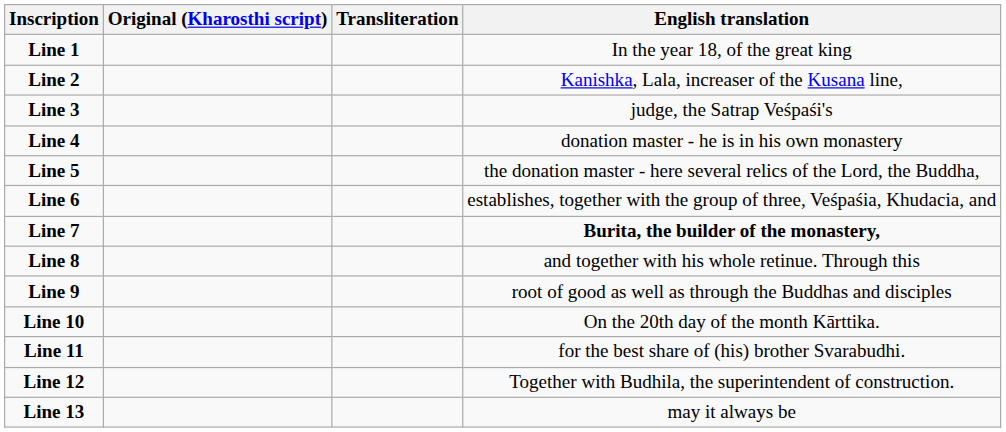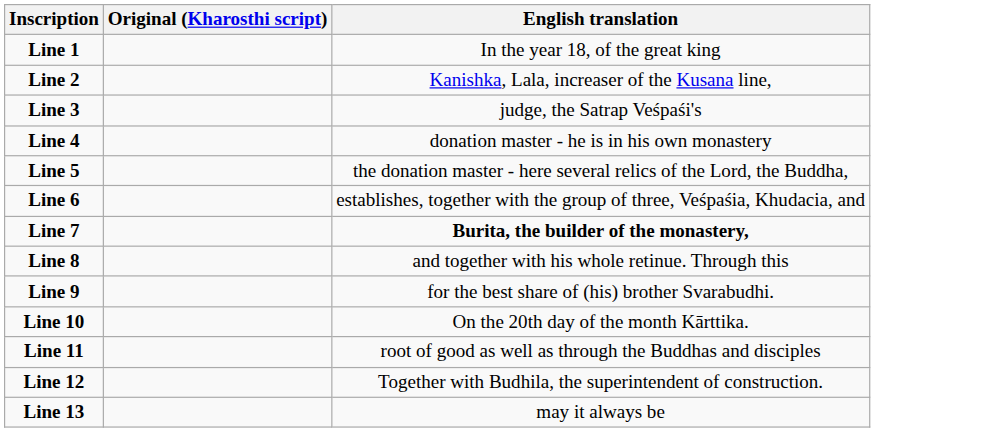- column: (397, 19)
(732, 291) root of good as well as through the Buddhas and disciples -> (601, 291) for the best share of (his) brother Svarabudhi.
(732, 351) for the best share of (his) brother Svarabudhi. -> (601, 351) root of good as well as through the Buddhas and disciples
